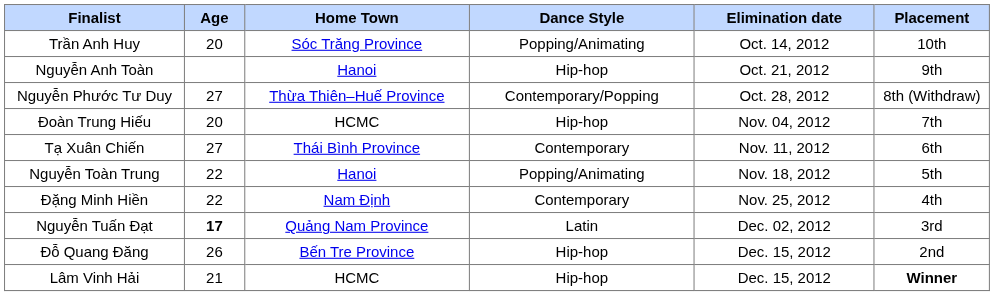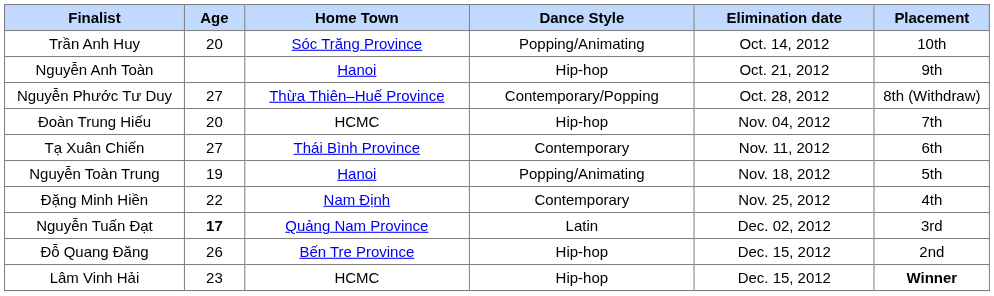(214, 174) 22 -> (214, 174) 19
(214, 278) 21 -> (214, 278) 23
